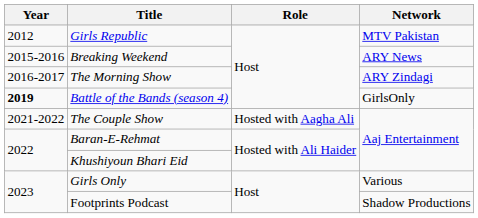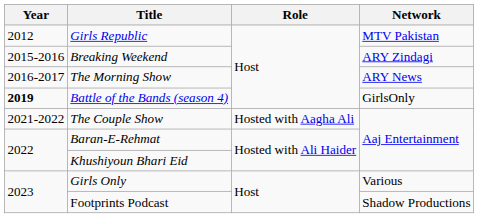(392, 56) ARY News -> (398, 56) ARY Zindagi
(398, 77) ARY Zindagi -> (392, 77) ARY News
